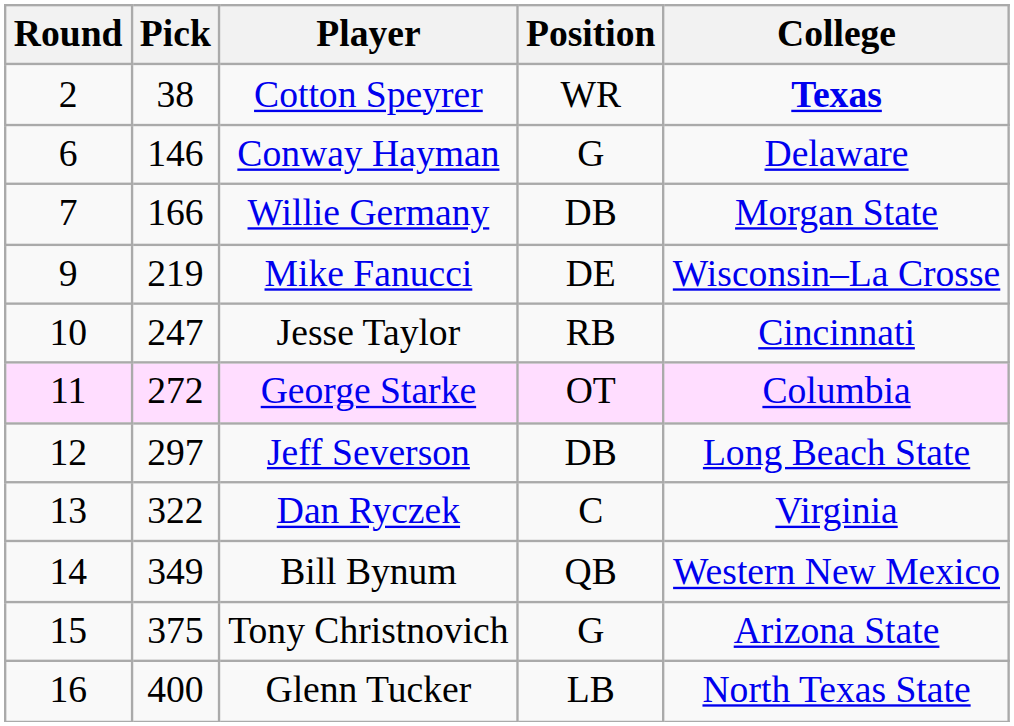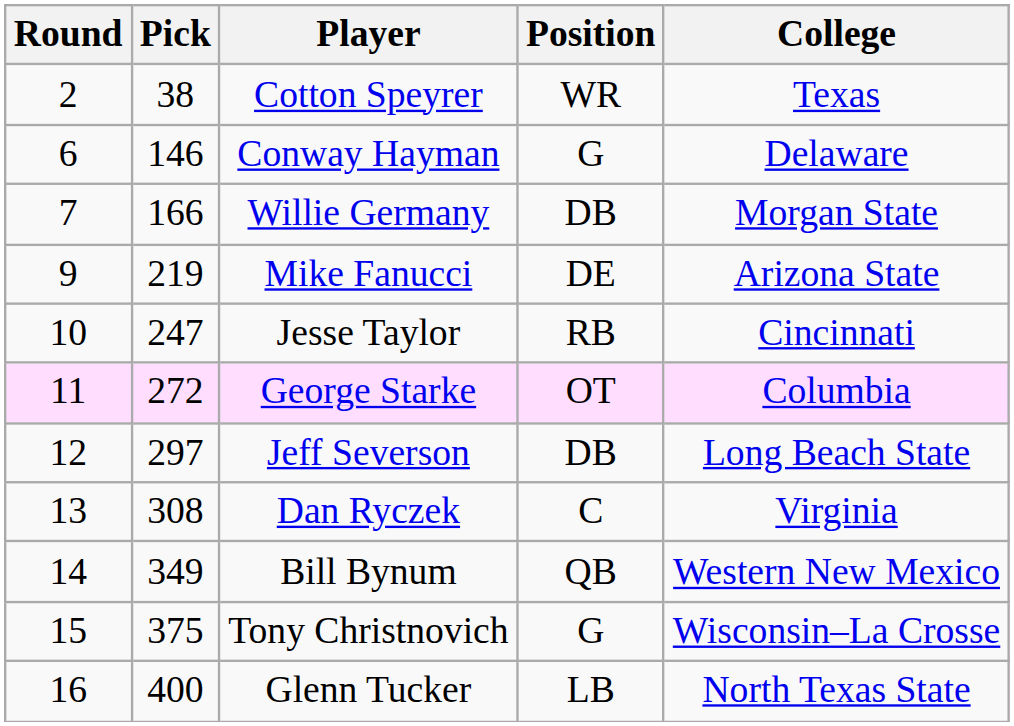(837, 93) bold -> (837, 93) normal
(837, 272) Wisconsin–La Crosse -> (837, 272) Arizona State
(175, 511) 322 -> (175, 511) 308
(837, 630) Arizona State -> (837, 630) Wisconsin–La Crosse
